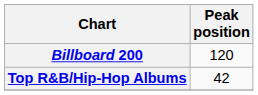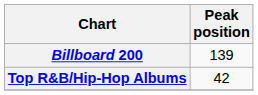(222, 55) 120 -> (222, 55) 139
